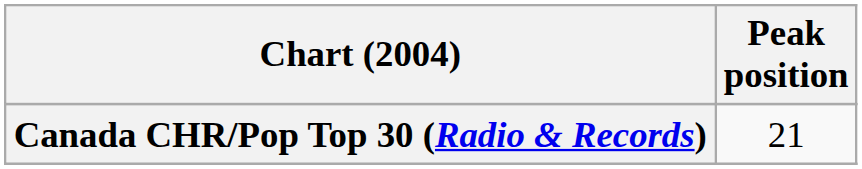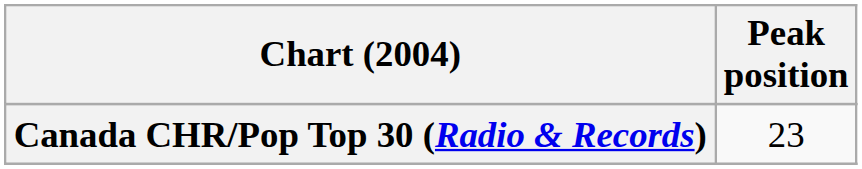(786, 133) 21 -> (786, 133) 23
